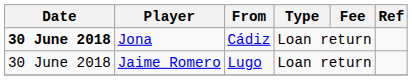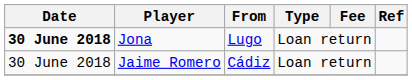(249, 40) Cádiz -> (245, 40) Lugo
(245, 63) Lugo -> (249, 63) Cádiz
